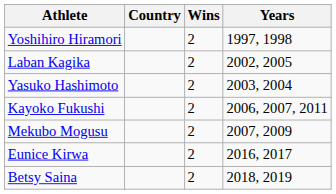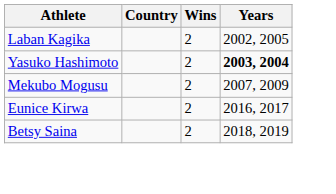- row: (65, 39)
(259, 85) normal -> (256, 62) bold
- row: (56, 108)
